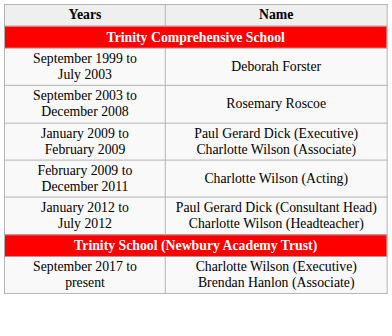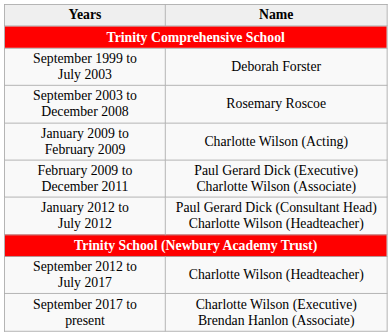(276, 141) Paul Gerard Dick (Executive) Charlotte Wilson (Associate) -> (276, 141) Charlotte Wilson (Acting)
(276, 178) Charlotte Wilson (Acting) -> (276, 178) Paul Gerard Dick (Executive) Charlotte Wilson (Associate)
+ row: (85, 275)
